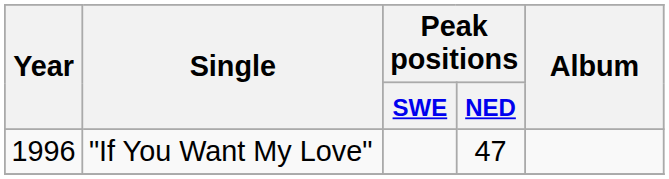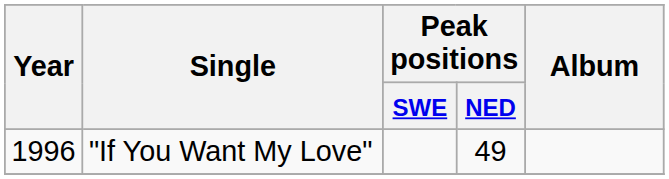(491, 151) 47 -> (491, 151) 49
